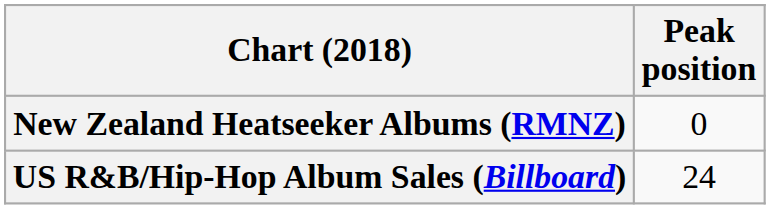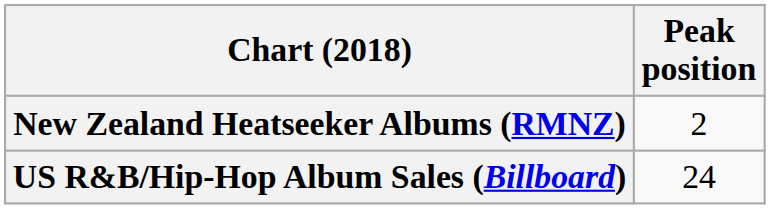(699, 122) 0 -> (699, 122) 2
